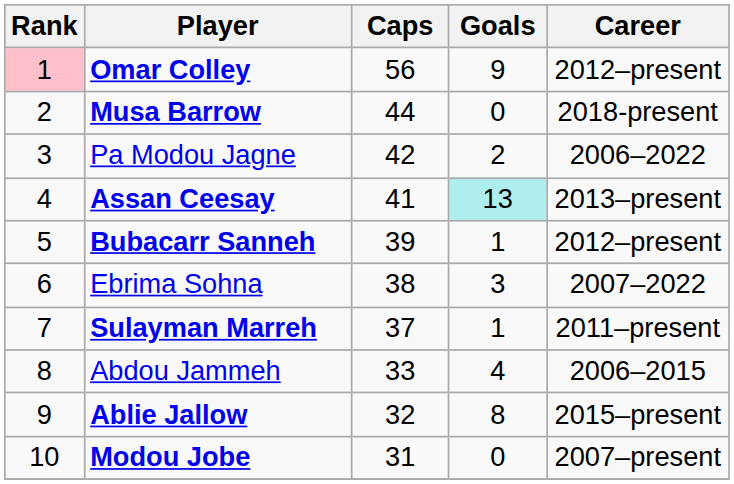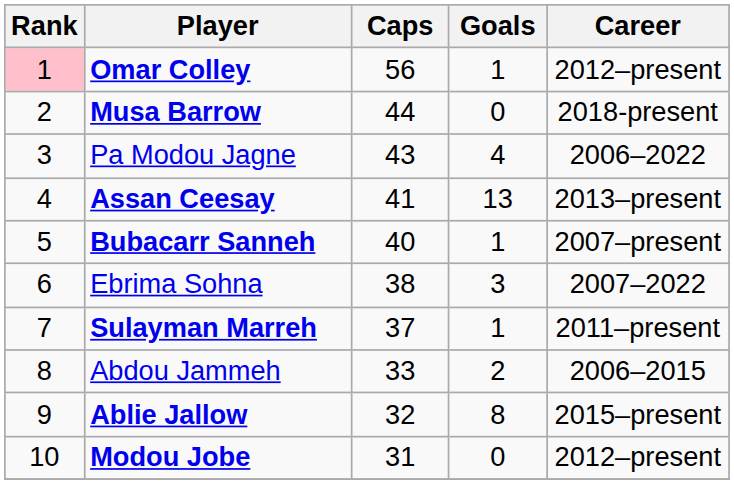(498, 69) 9 -> (498, 69) 1
(400, 155) 42 -> (400, 155) 43
(498, 155) 2 -> (498, 155) 4
(498, 198) paleturquoise background -> (498, 198) no background
(400, 241) 39 -> (400, 241) 40
(638, 241) 2012–present -> (638, 241) 2007–present
(498, 371) 4 -> (498, 371) 2
(638, 457) 2007–present -> (638, 457) 2012–present
